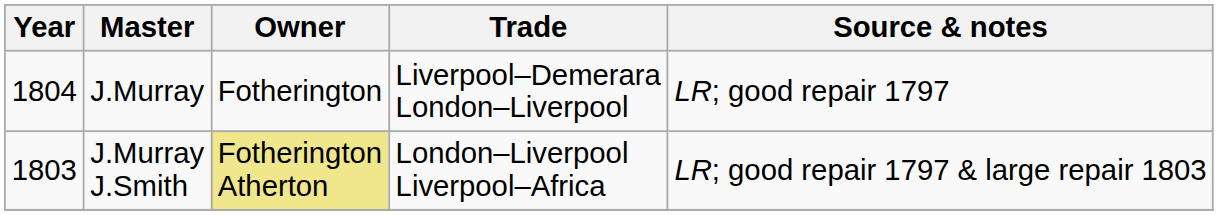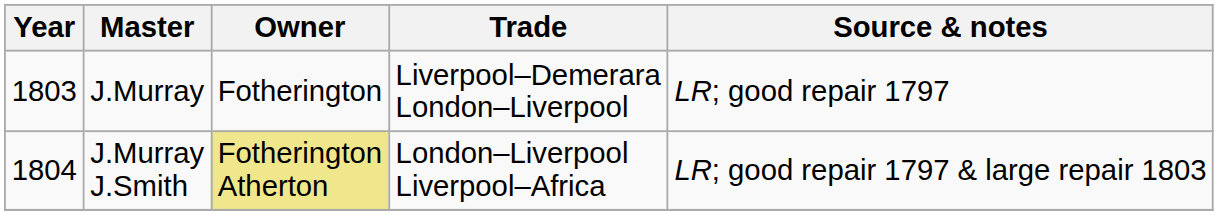(44, 90) 1804 -> (44, 90) 1803
(44, 170) 1803 -> (44, 170) 1804
